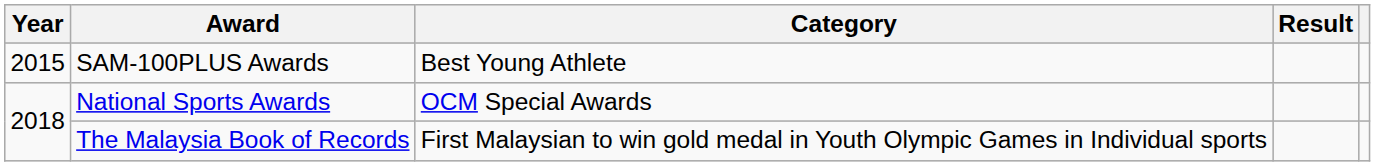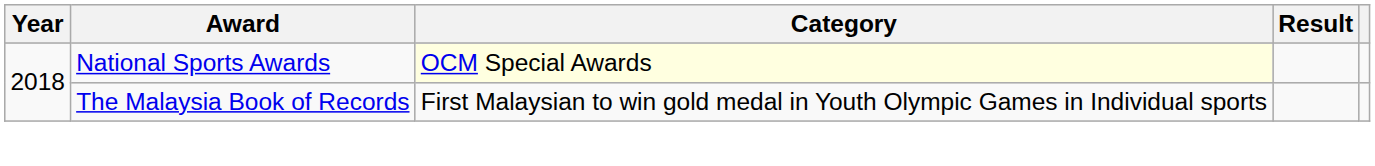- row: (202, 62)
(536, 101) no background -> (536, 62) lightyellow background
